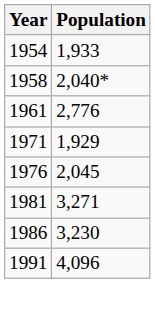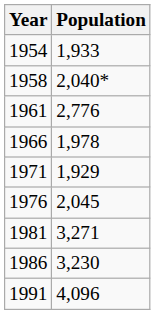+ row: (28, 141)
